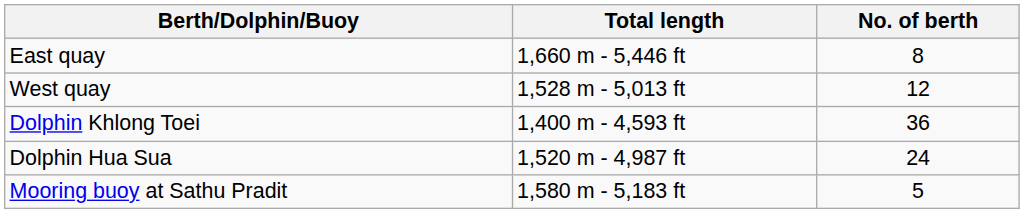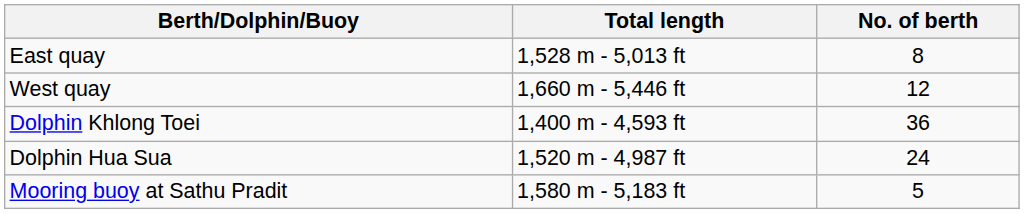(601, 55) 1,660 m - 5,446 ft -> (601, 55) 1,528 m - 5,013 ft
(601, 89) 1,528 m - 5,013 ft -> (601, 89) 1,660 m - 5,446 ft
